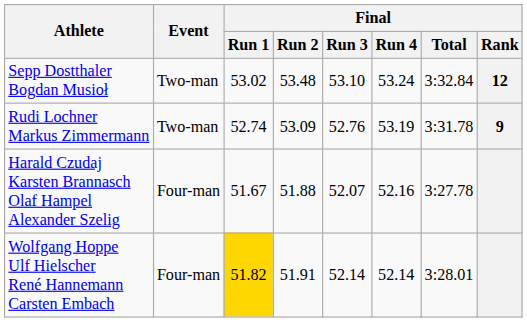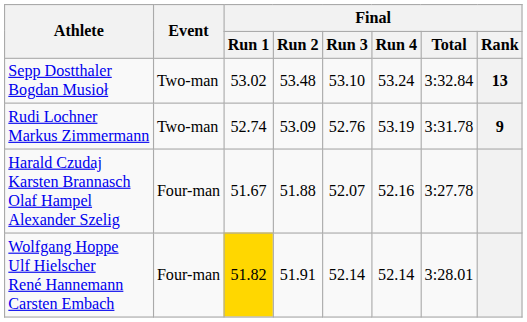(500, 80) 12 -> (500, 80) 13
